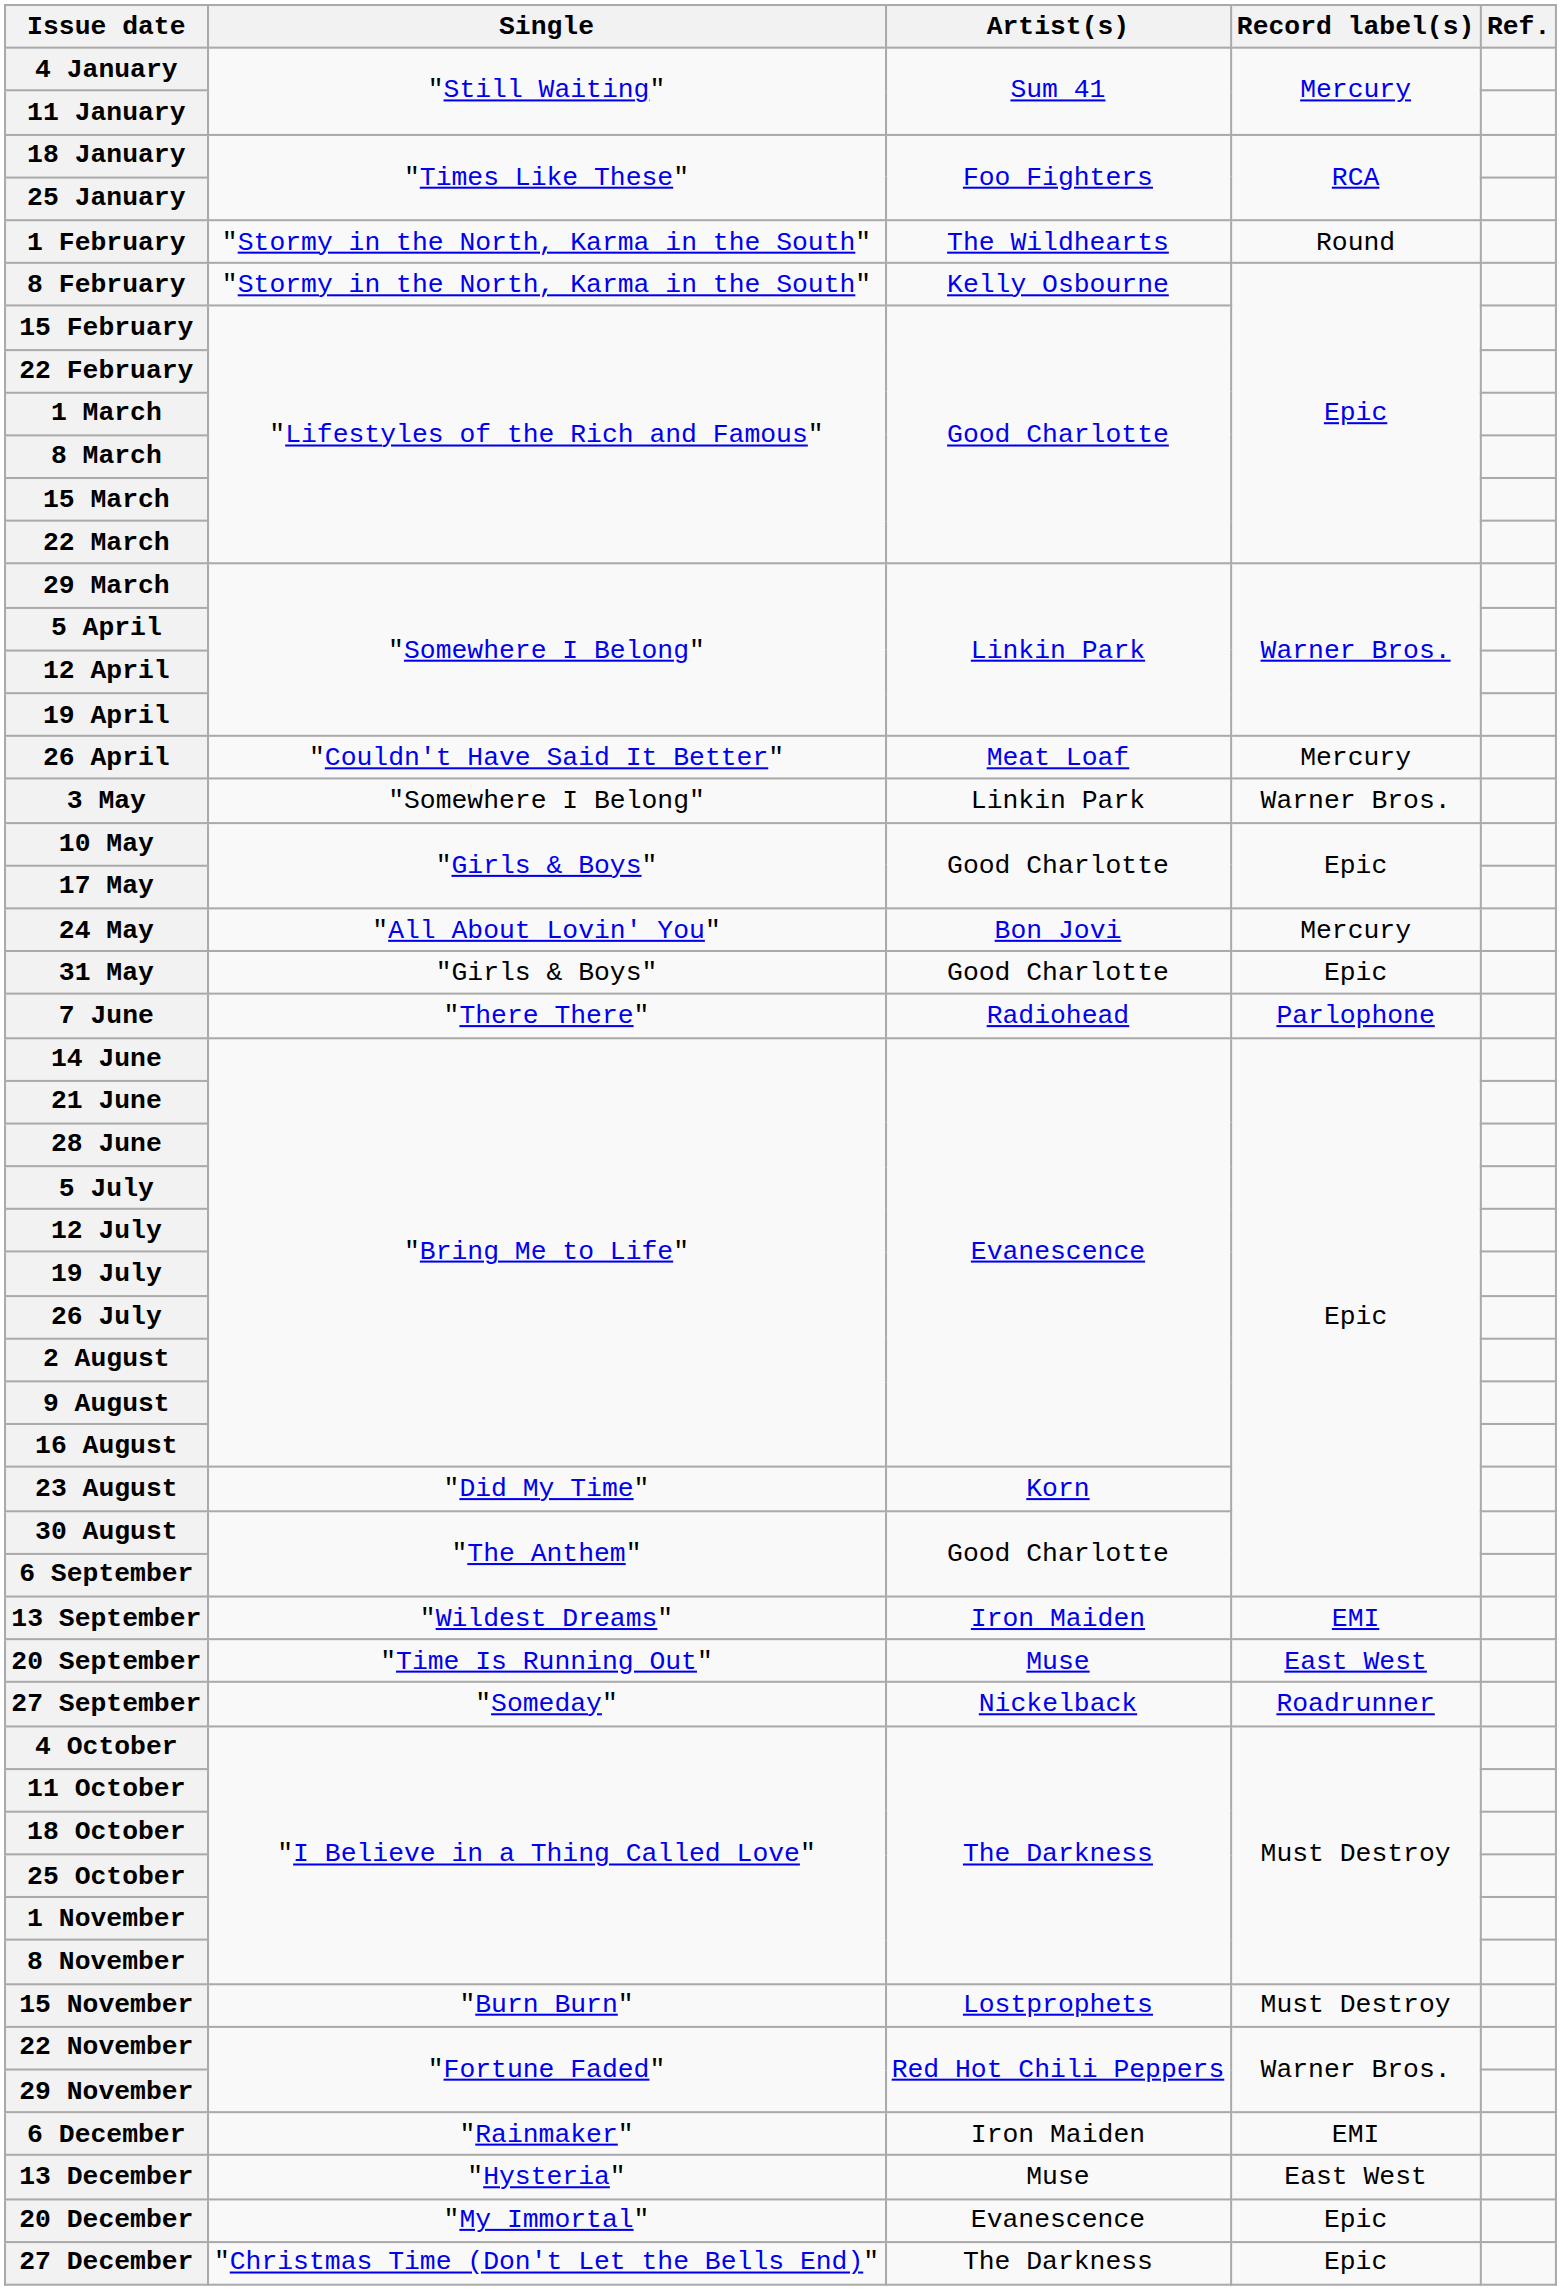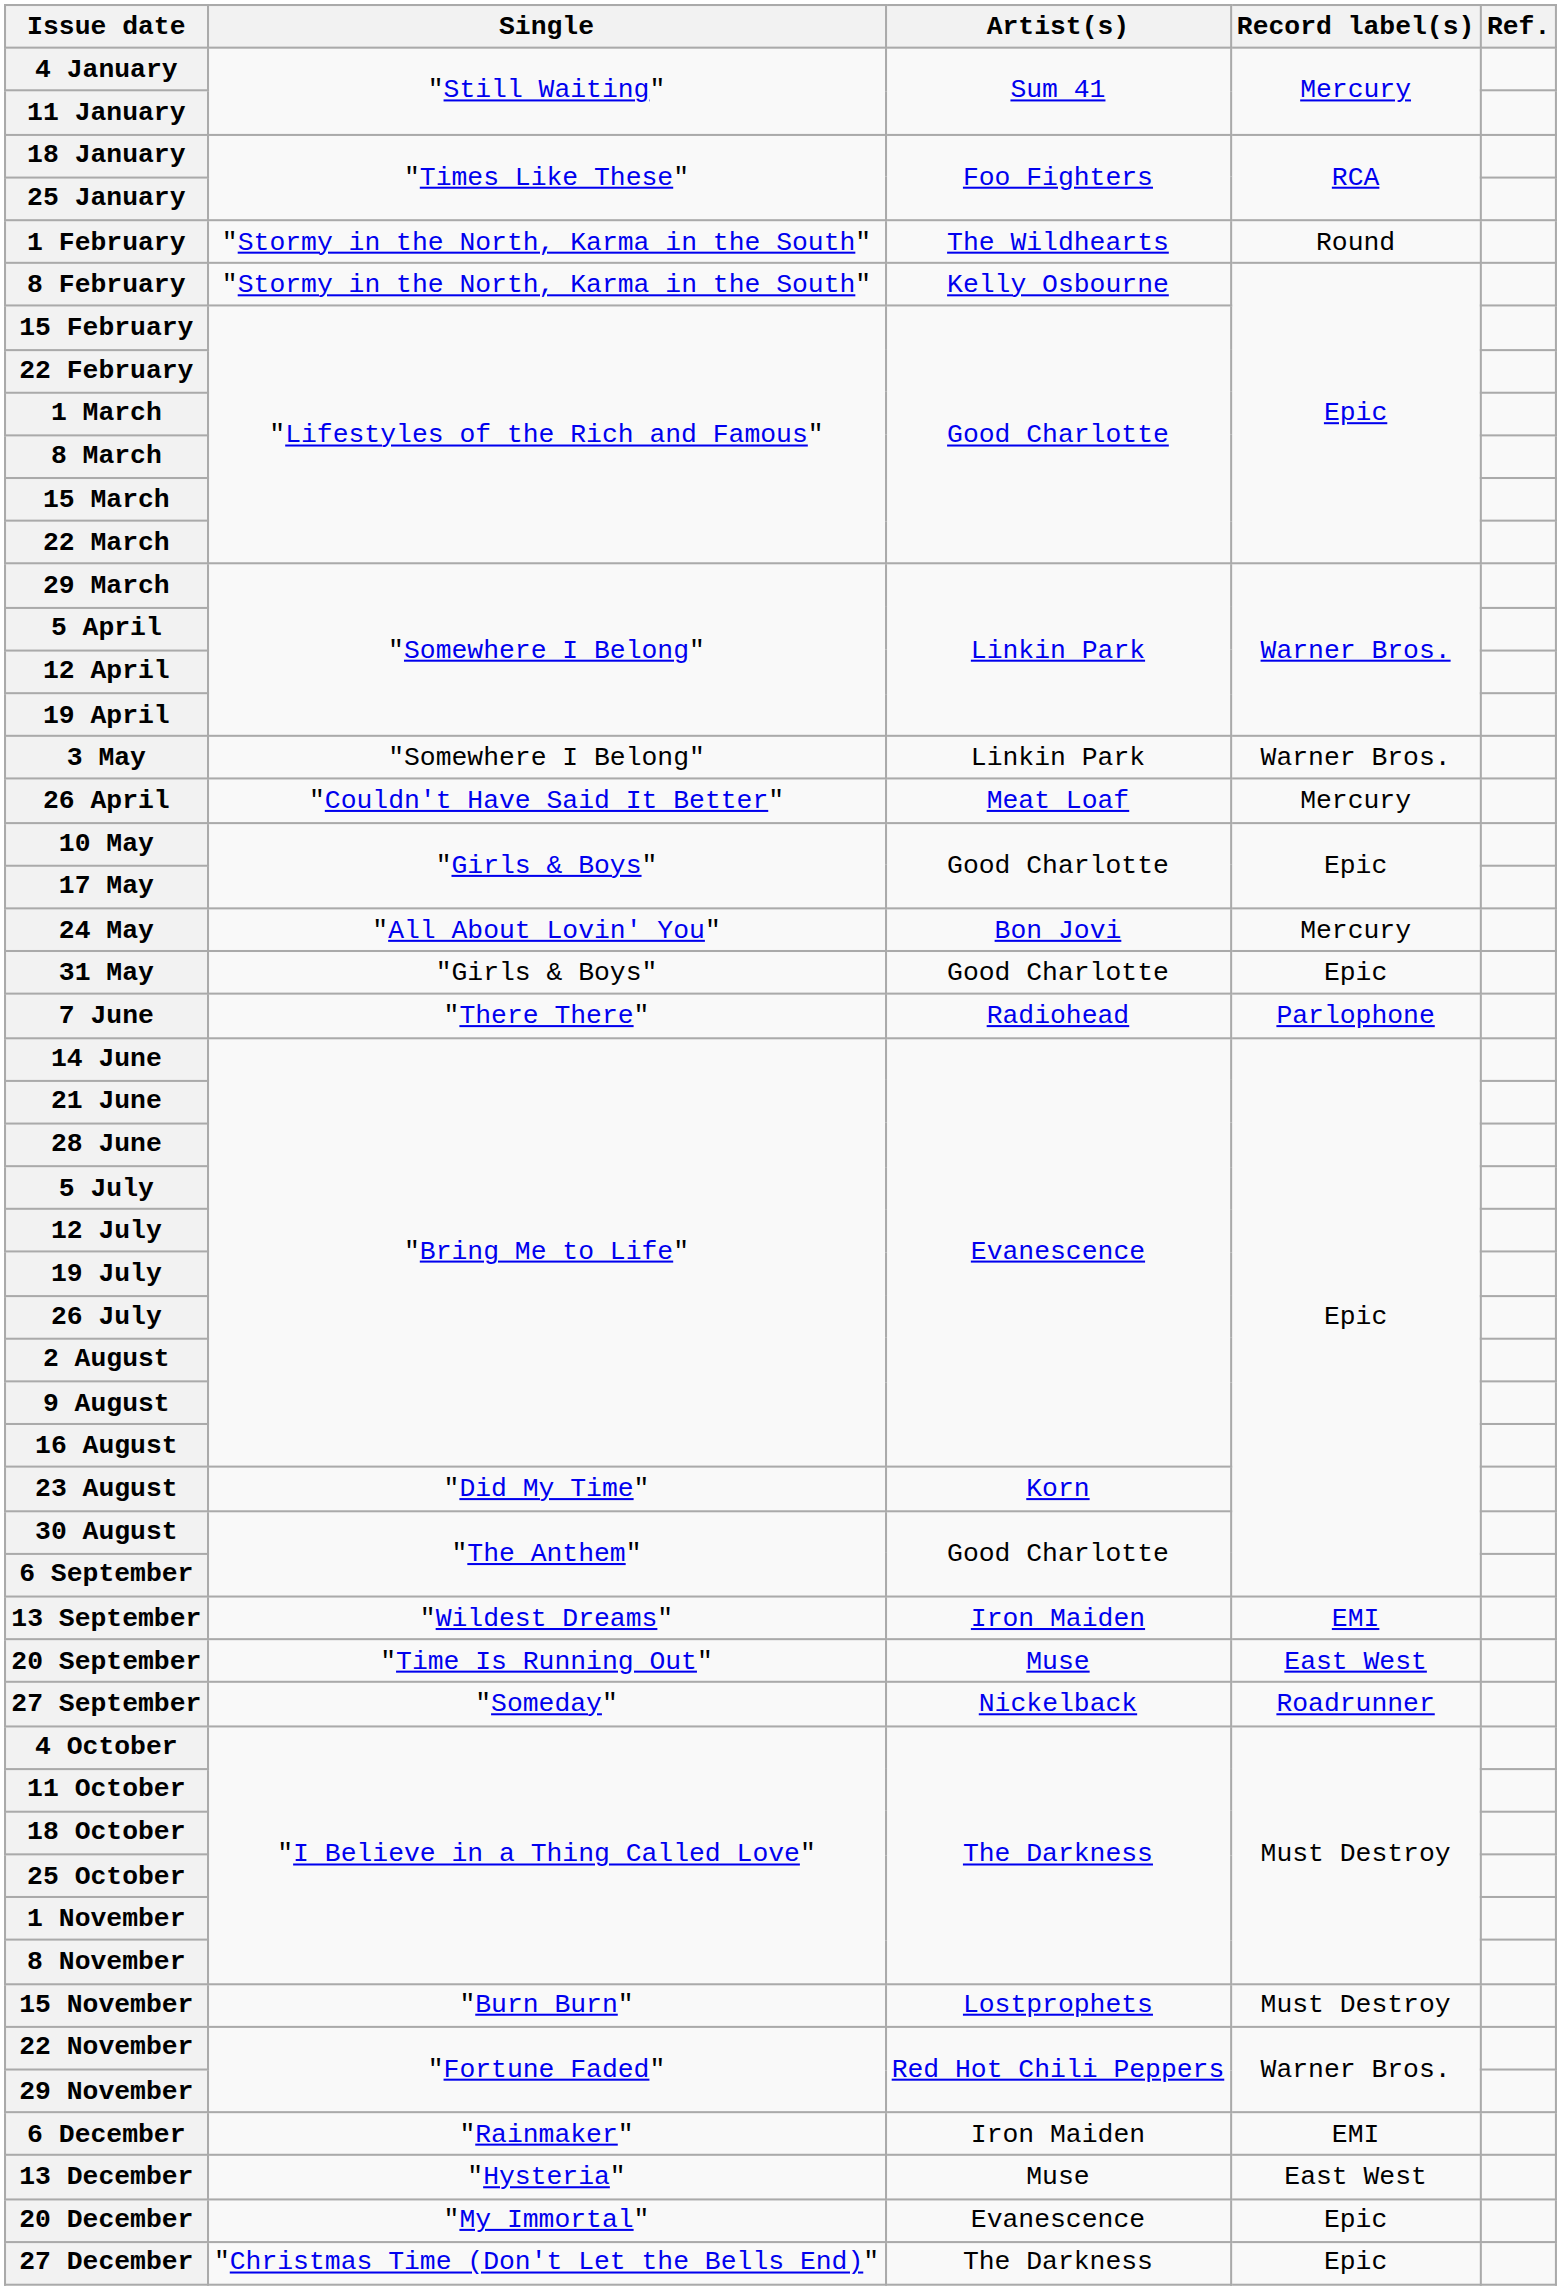rows swapped: (106, 758) <-> (106, 801)
